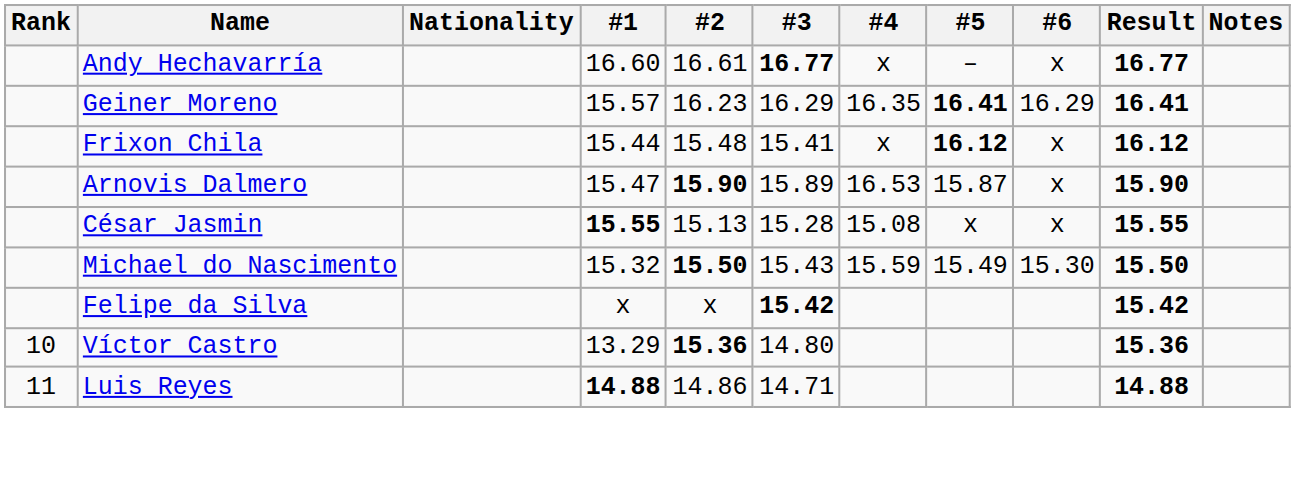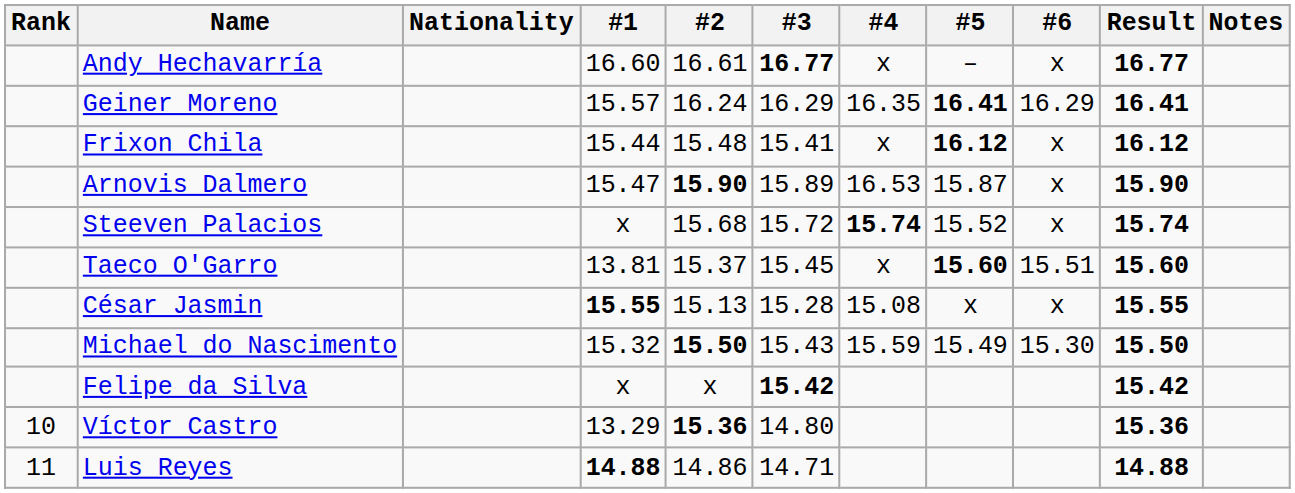(710, 106) 16.23 -> (710, 106) 16.24
+ row: (203, 227)
+ row: (180, 267)
